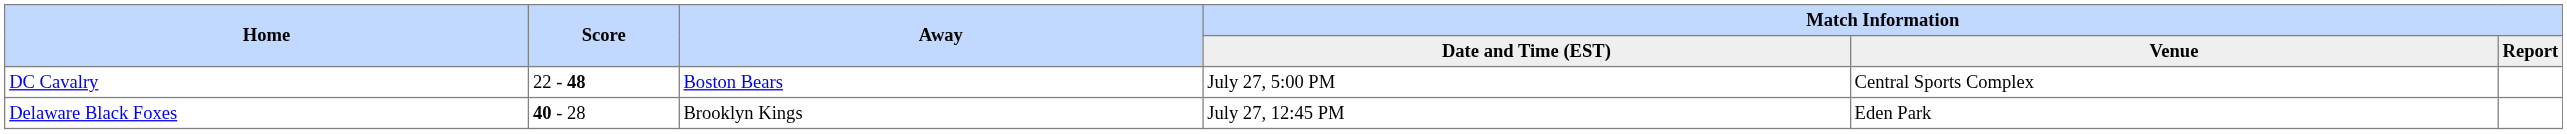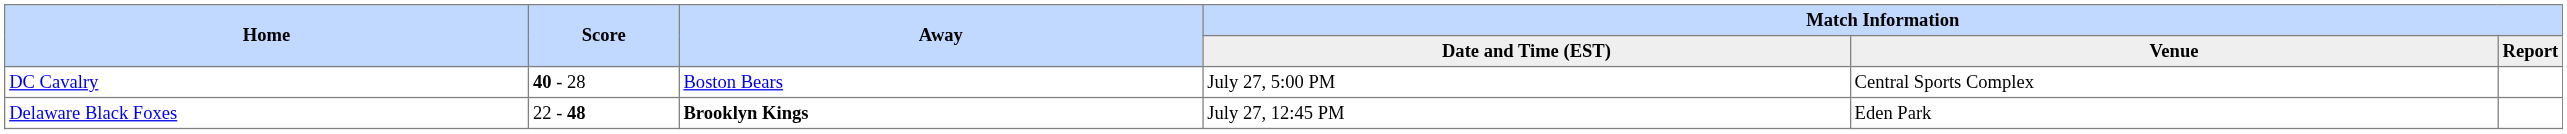(559, 81) 22 - 48 -> (559, 81) 40 - 28
(559, 112) 40 - 28 -> (559, 112) 22 - 48
(743, 112) normal -> (746, 112) bold
